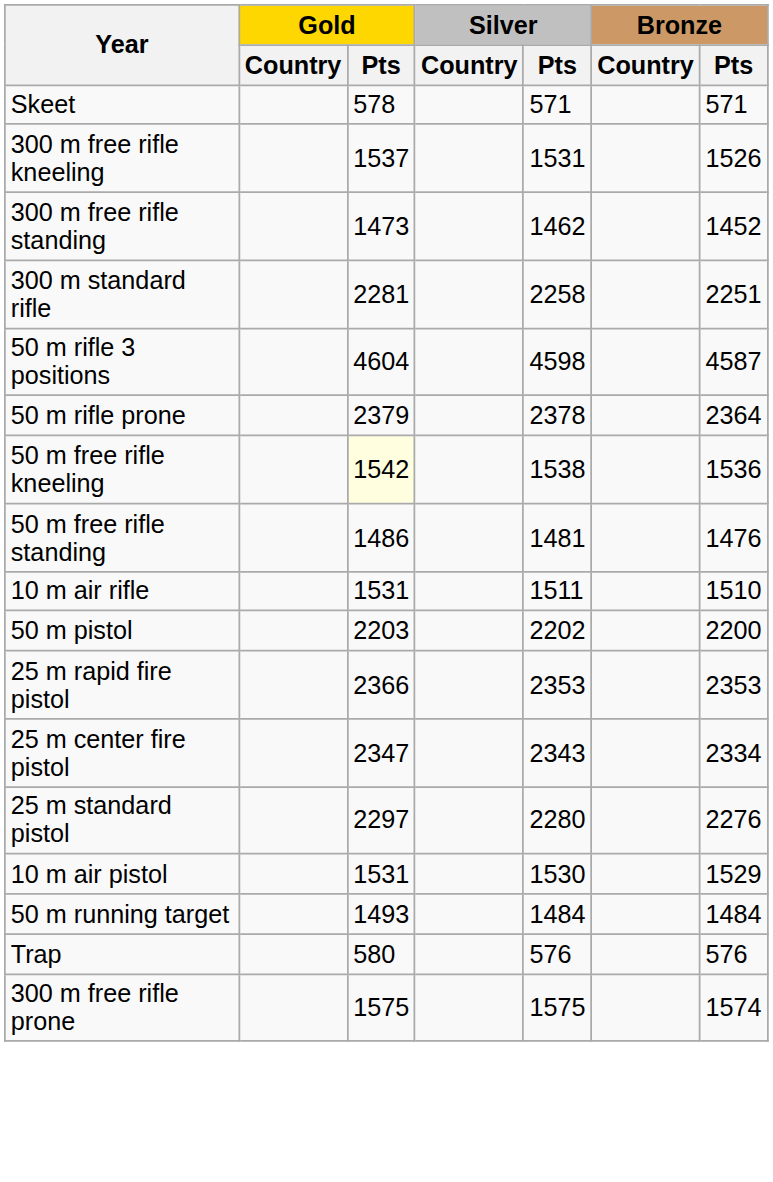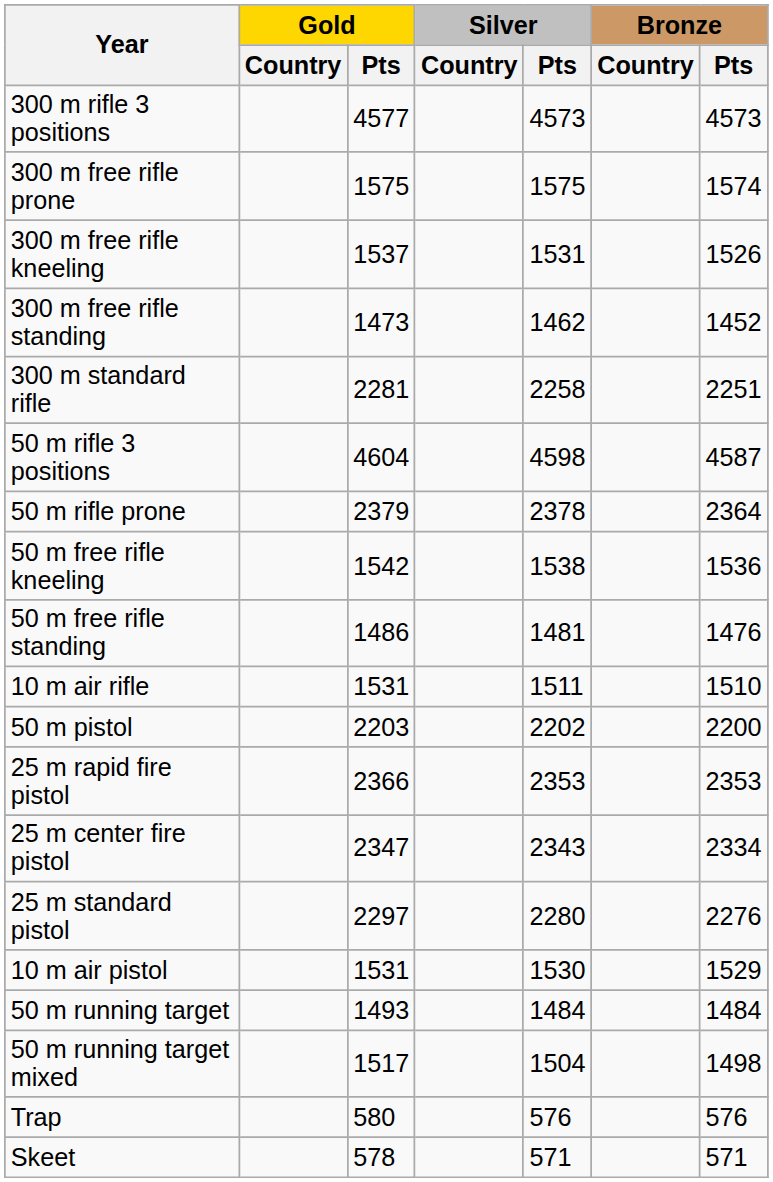+ row: (80, 119)
rows swapped: (95, 1008) <-> (43, 105)
(381, 470) lightyellow background -> (381, 565) no background
+ row: (120, 1064)
